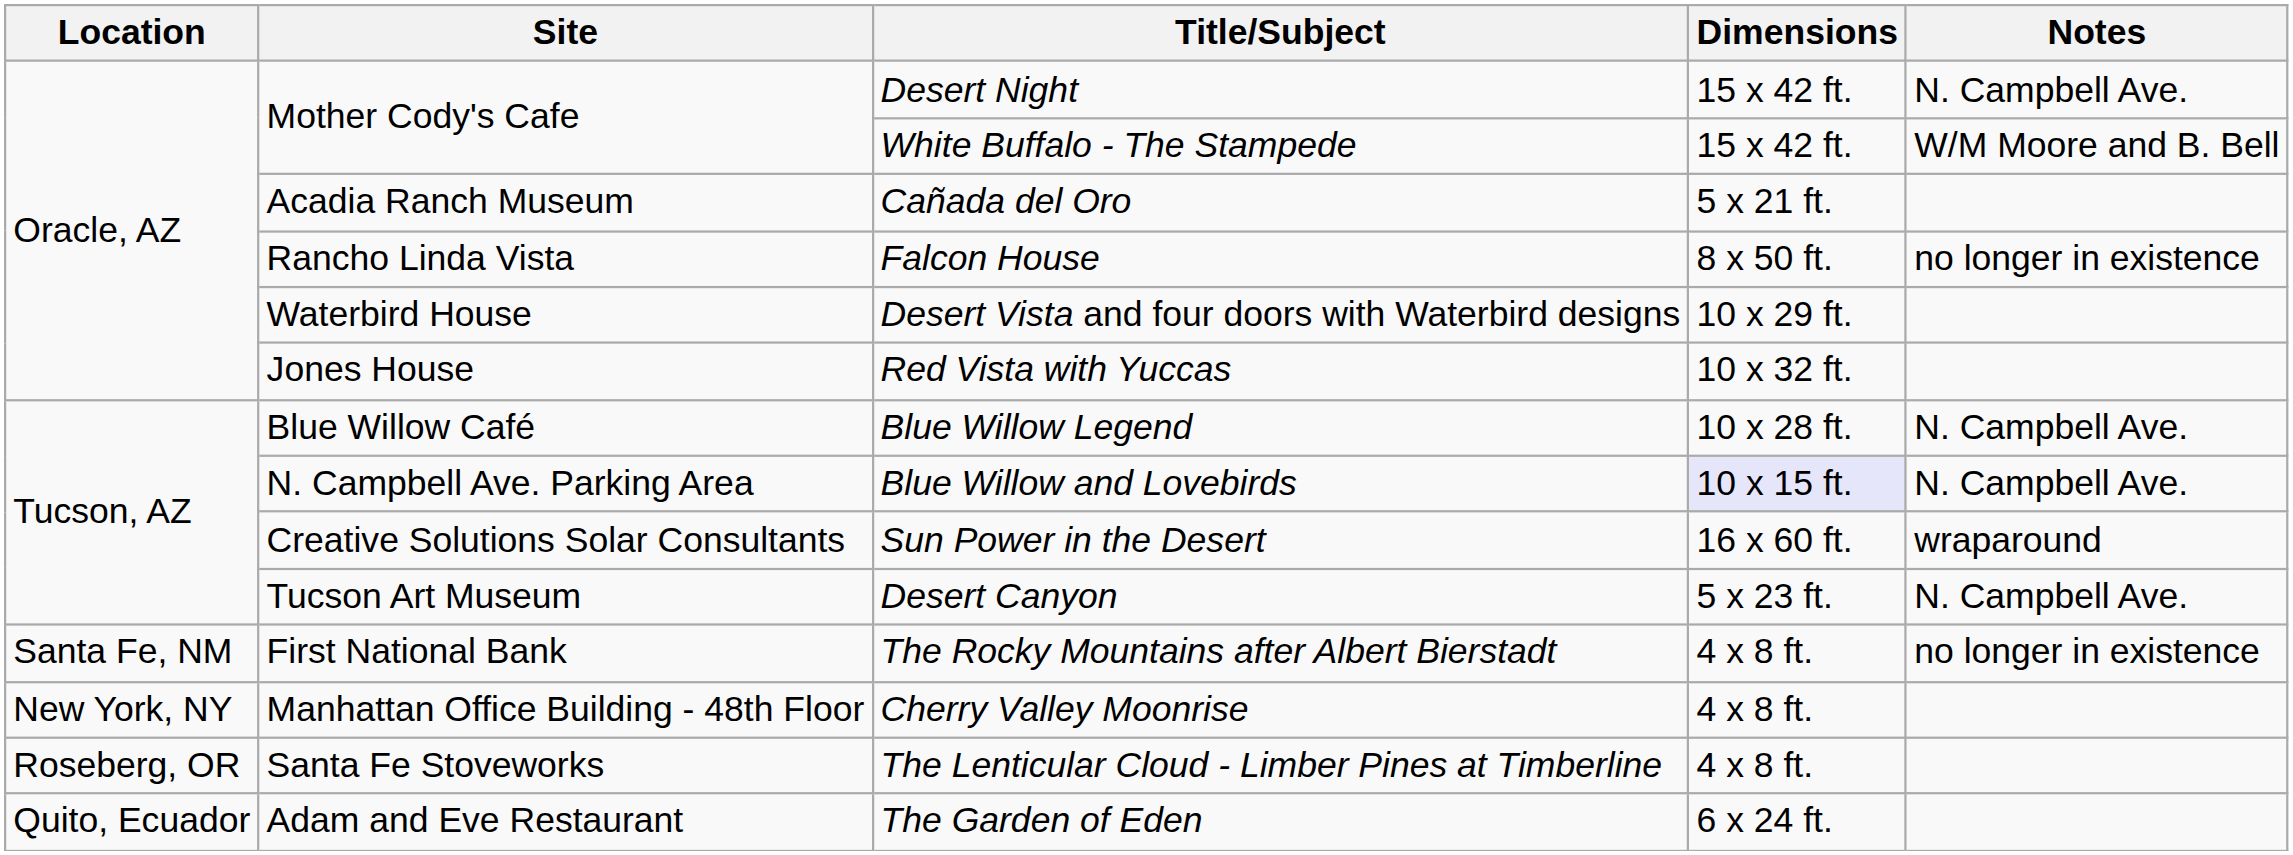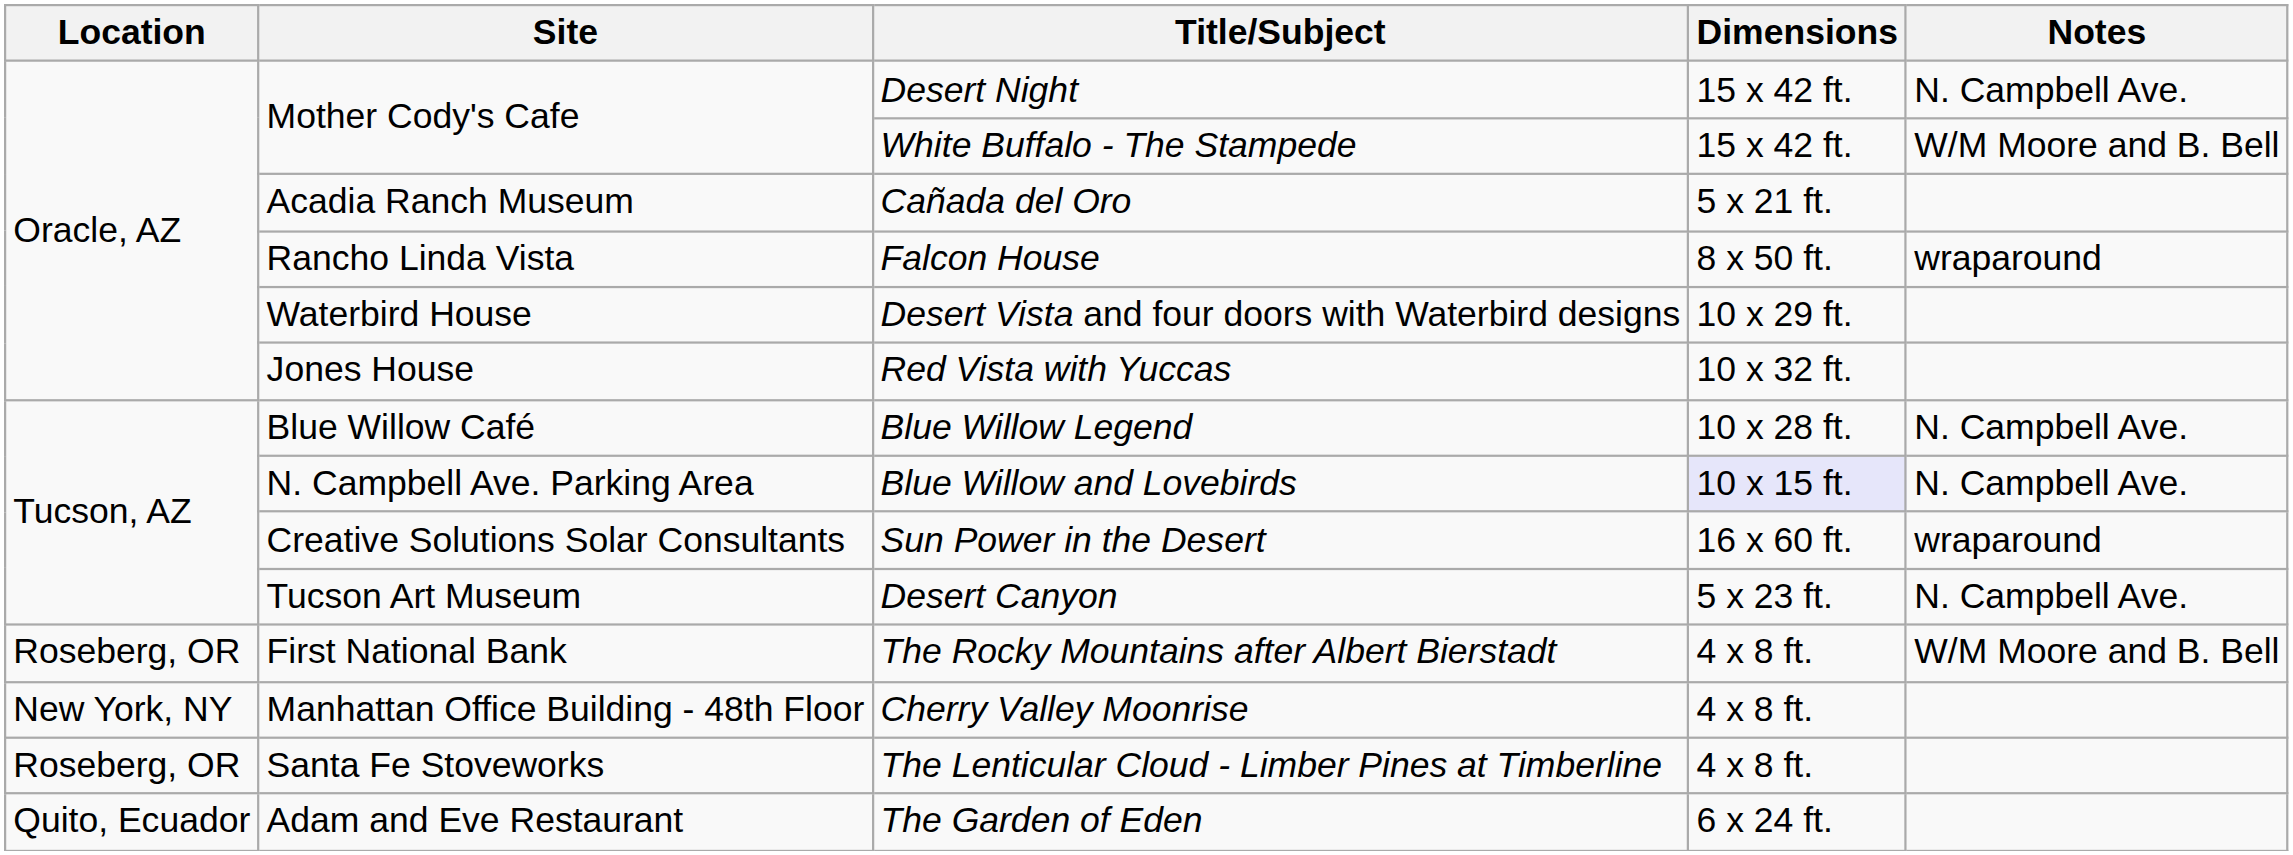(2087, 257) no longer in existence -> (2008, 257) wraparound
(123, 652) Santa Fe, NM -> (127, 652) Roseberg, OR
(2087, 652) no longer in existence -> (2097, 652) W/M Moore and B. Bell
